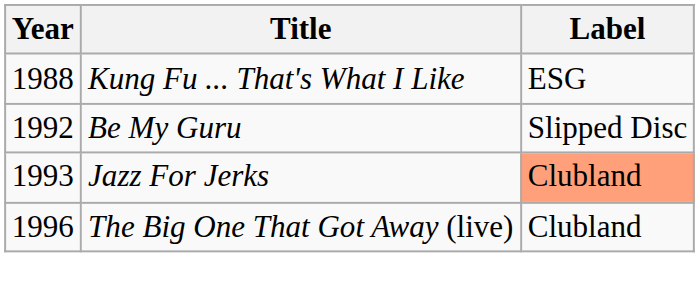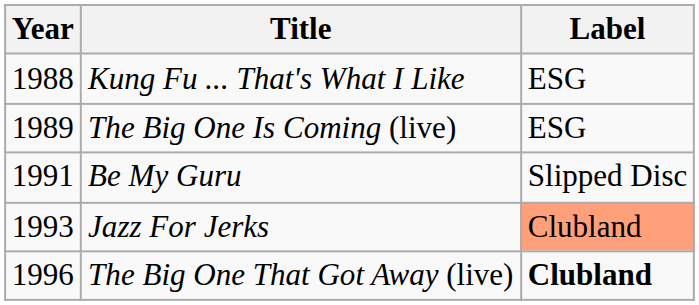+ row: (272, 127)
(43, 127) 1992 -> (43, 176) 1991
(585, 226) normal -> (590, 275) bold
